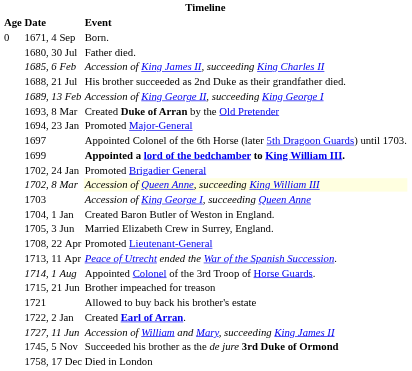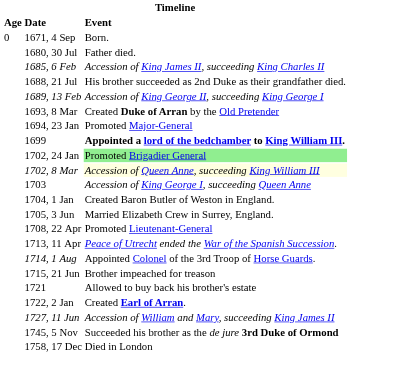- row: (35, 140)
(145, 170) no background -> (145, 155) lightgreen background
